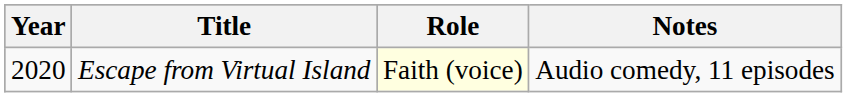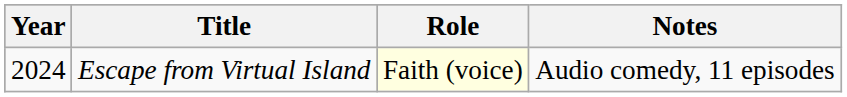(38, 69) 2020 -> (38, 69) 2024
